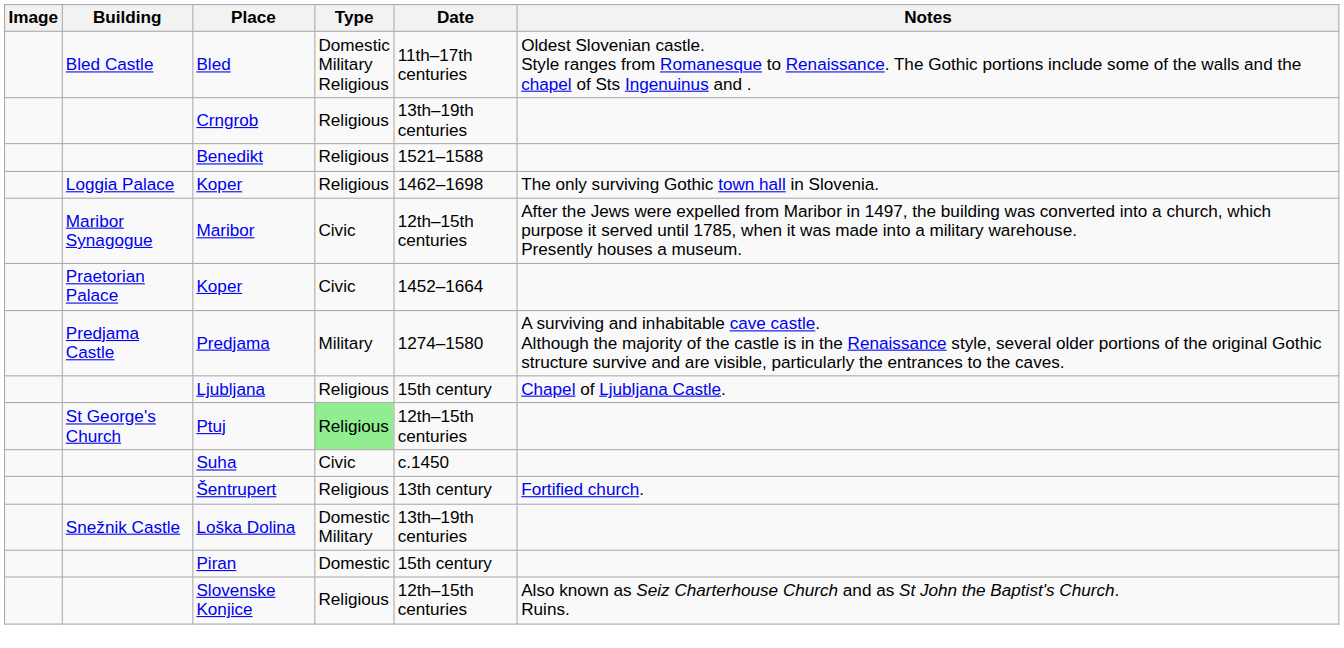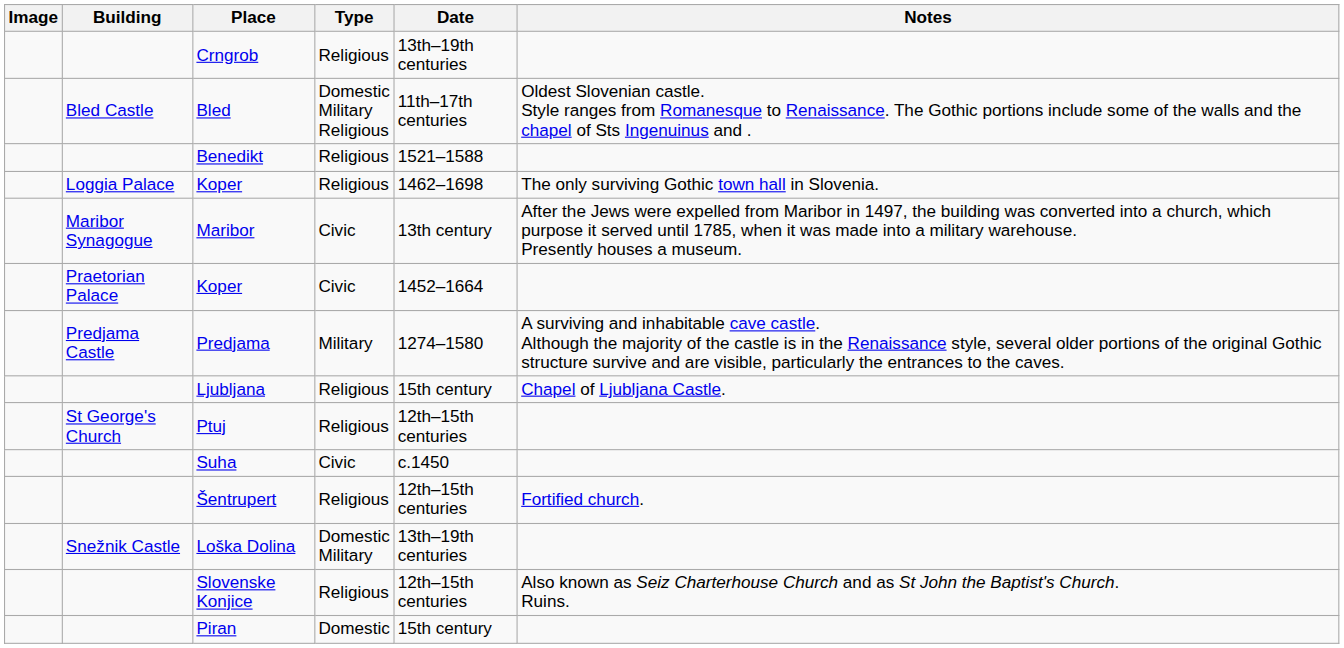rows swapped: (127, 121) <-> (110, 64)
(436, 230) 12th–15th centuries -> (445, 230) 13th century
(354, 426) lightgreen background -> (354, 426) no background
(445, 490) 13th century -> (436, 499) 12th–15th centuries
rows swapped: (127, 564) <-> (127, 600)
